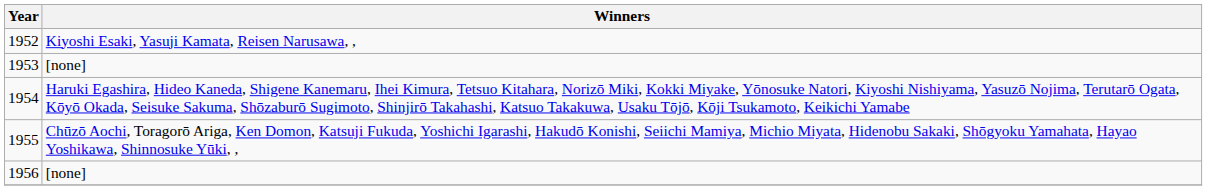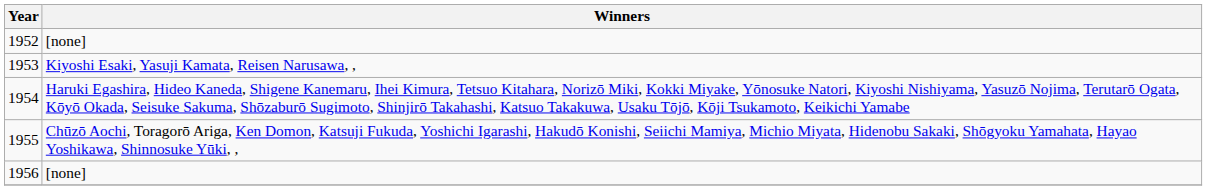(201, 41) Kiyoshi Esaki, Yasuji Kamata, Reisen Narusawa, , -> (66, 41) [none]
(66, 65) [none] -> (201, 65) Kiyoshi Esaki, Yasuji Kamata, Reisen Narusawa, ,
